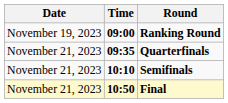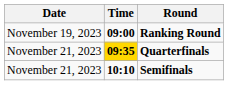(121, 51) no background -> (121, 51) gold background
- row: (153, 88)
